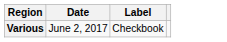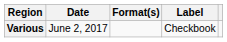+ column: (136, 12)
